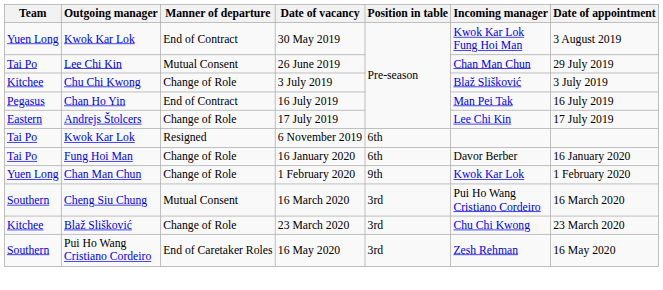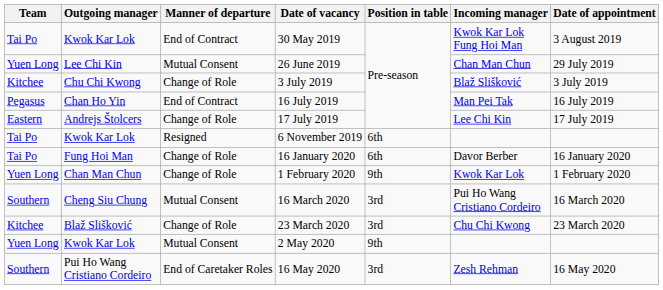(33, 38) Yuen Long -> (22, 38) Tai Po
(22, 63) Tai Po -> (33, 63) Yuen Long
+ row: (306, 243)
